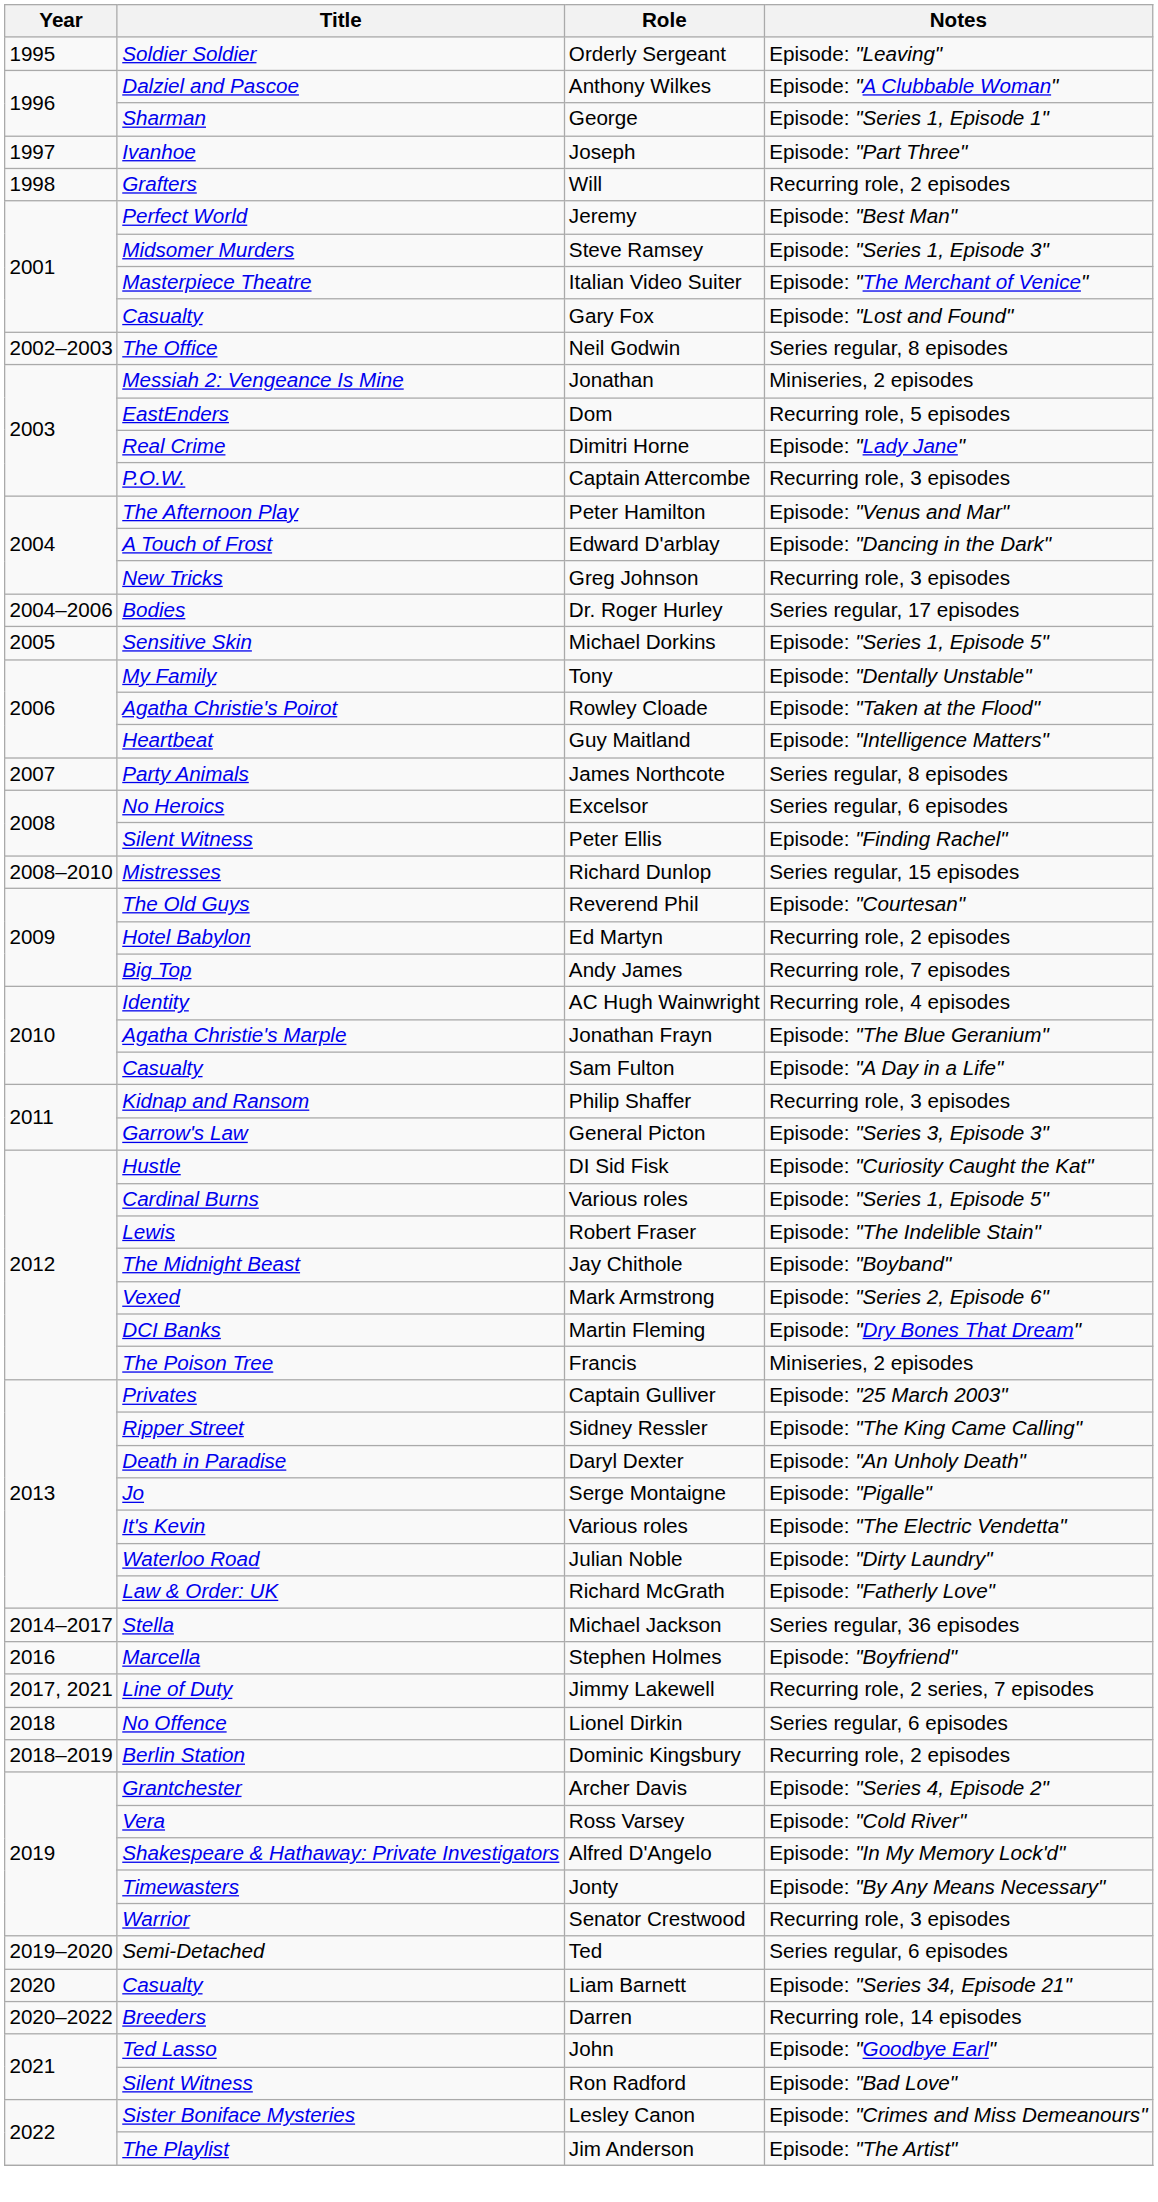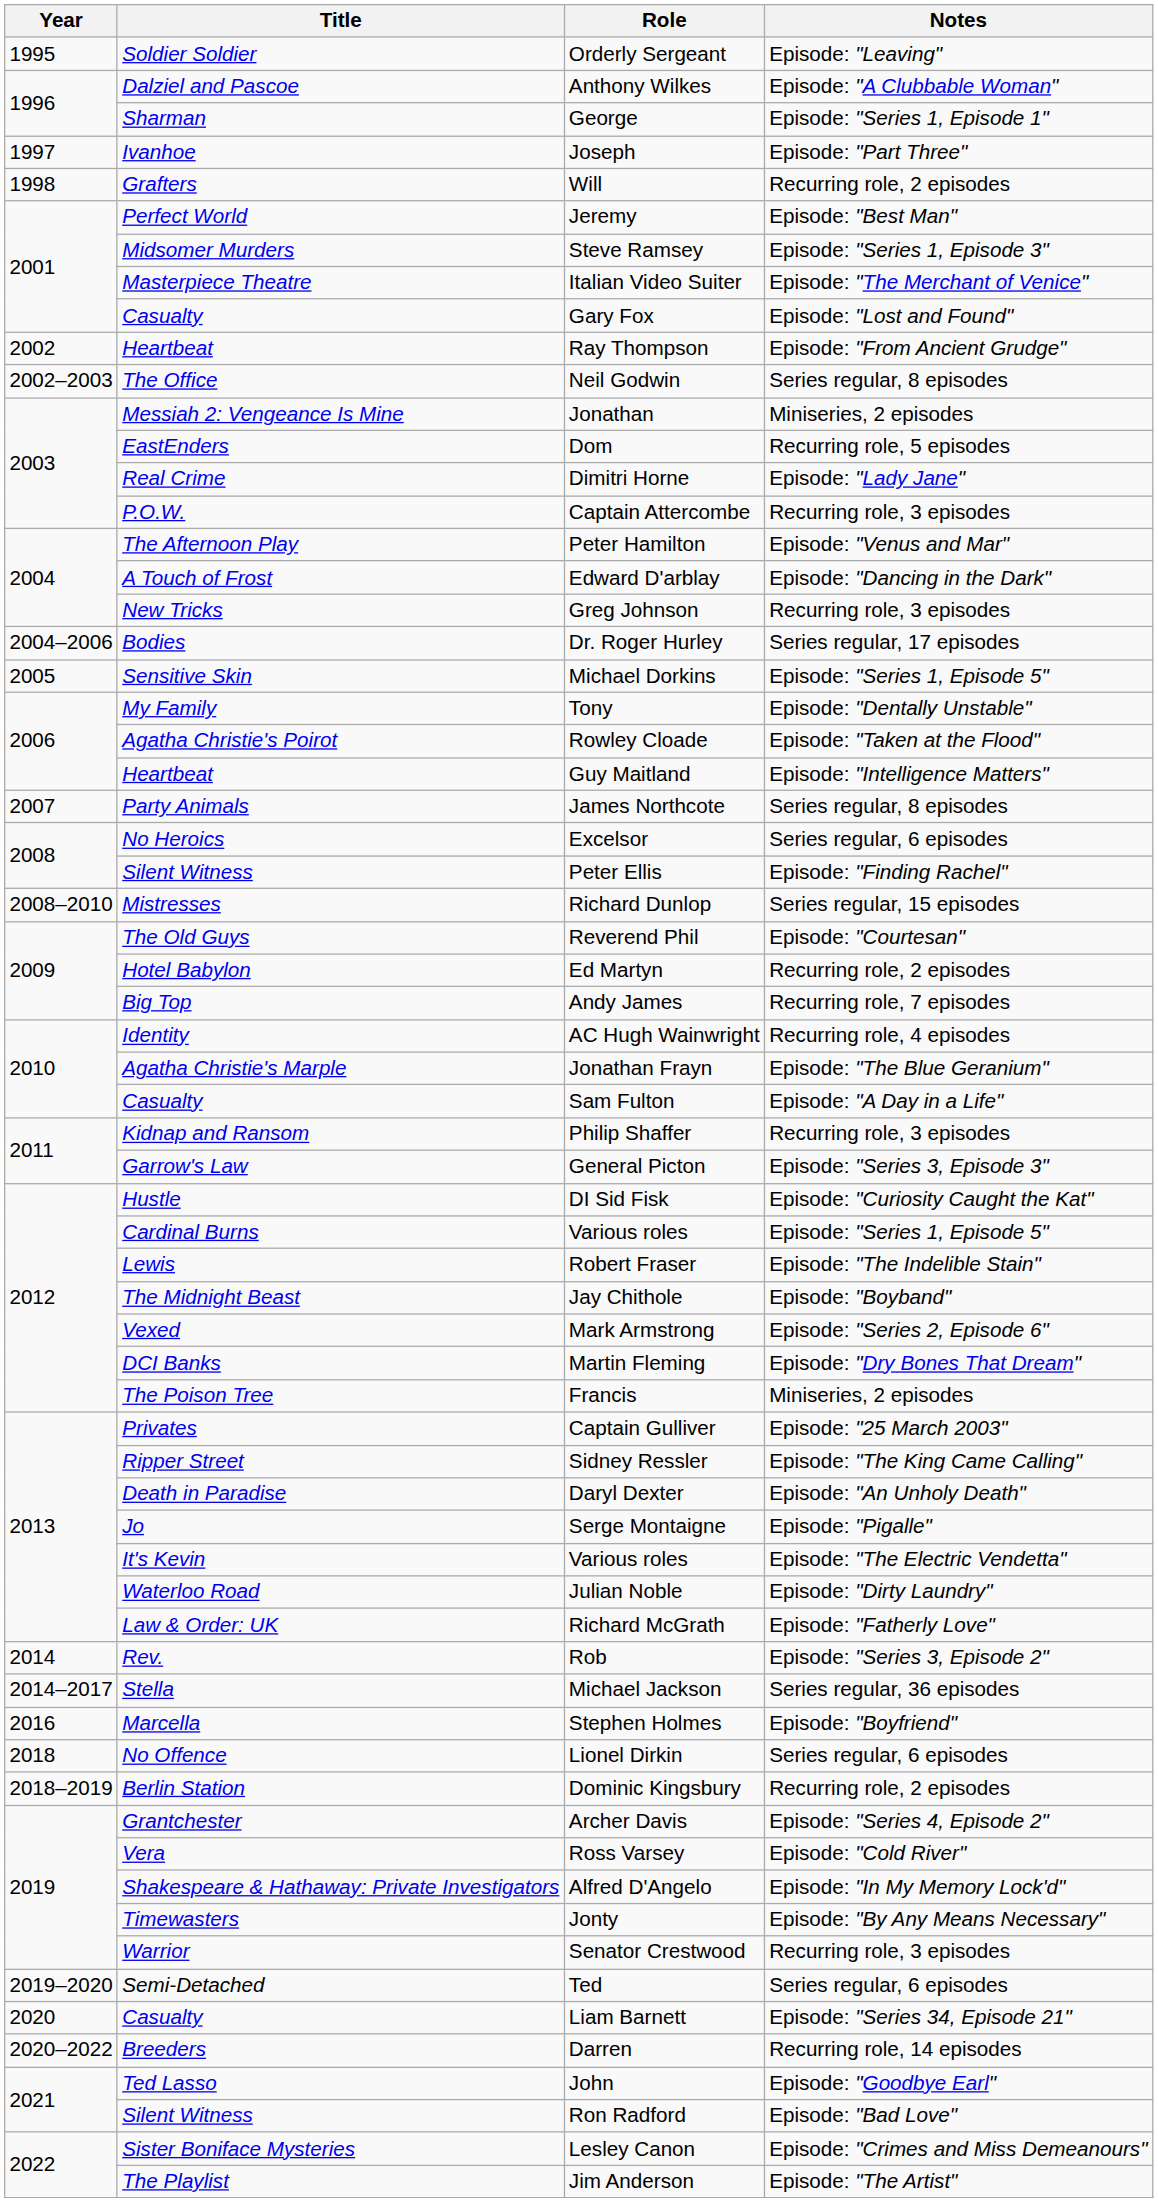+ row: (168, 348)
+ row: (143, 1657)
- row: (177, 1690)
